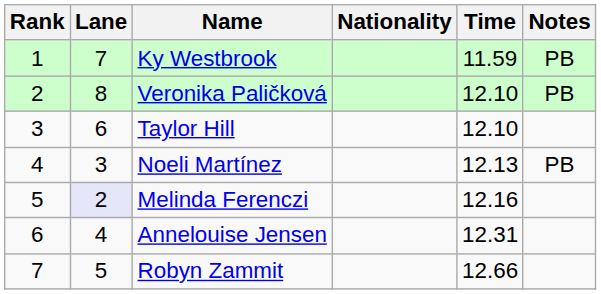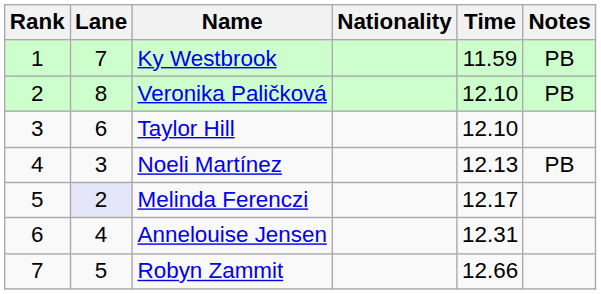(490, 199) 12.16 -> (490, 199) 12.17
